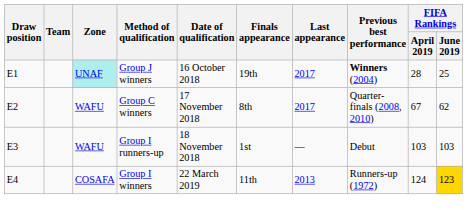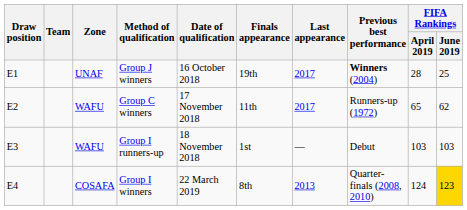(89, 73) paleturquoise background -> (89, 73) no background
(246, 107) 8th -> (248, 107) 11th
(376, 107) Quarter-finals (2008, 2010) -> (374, 107) Runners-up (1972)
(416, 107) 67 -> (416, 107) 65
(248, 180) 11th -> (246, 185) 8th
(374, 180) Runners-up (1972) -> (376, 185) Quarter-finals (2008, 2010)
